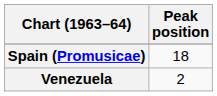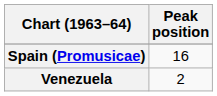(181, 56) 18 -> (181, 56) 16
